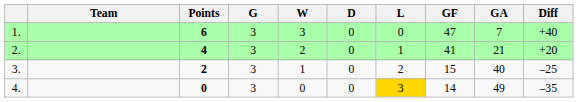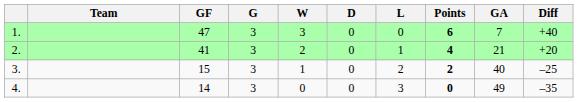columns swapped: (204, 13) <-> (450, 13)
(401, 87) gold background -> (401, 87) no background
